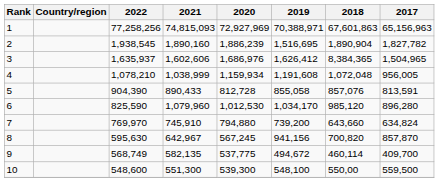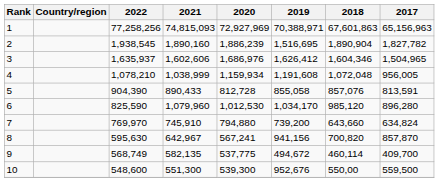(350, 59) 8,384,365 -> (350, 59) 1,604,346
(237, 138) 567,245 -> (237, 138) 567,241
(292, 169) 548,100 -> (292, 169) 952,676
